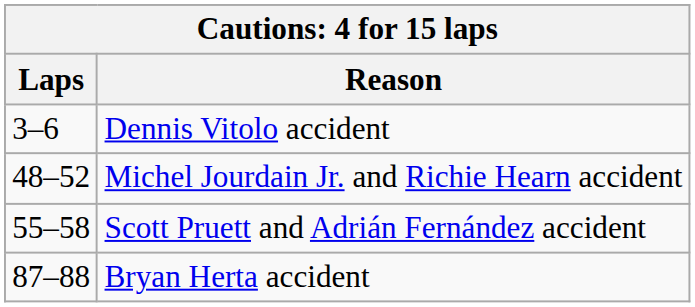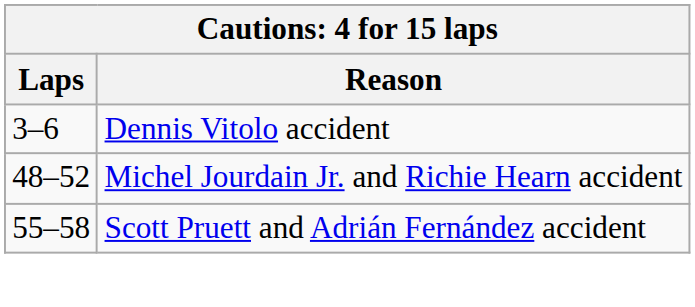- row: (237, 276)
